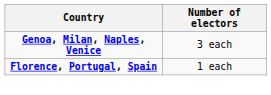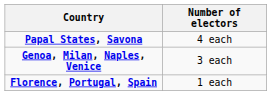+ row: (84, 39)
